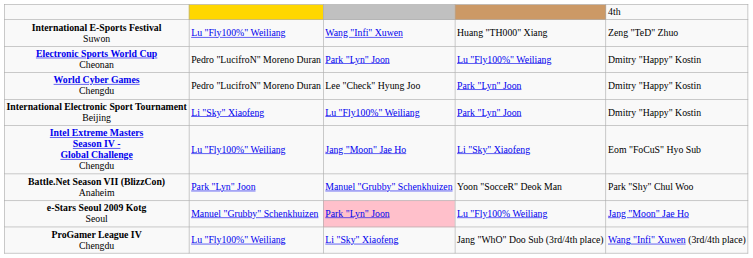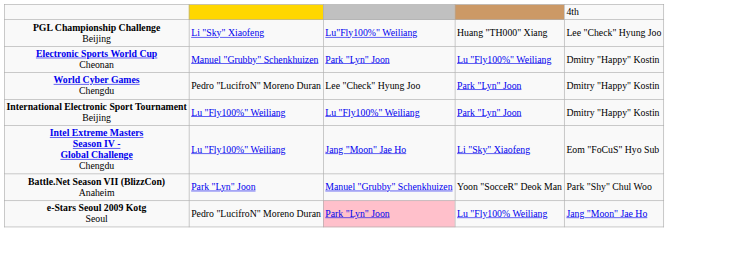- row: (97, 33)
+ row: (97, 33)
(256, 59) Pedro "LucifroN" Moreno Duran -> (255, 59) Manuel "Grubby" Schenkhuizen
(228, 112) Li "Sky" Xiaofeng -> (238, 112) Lu "Fly100%" Weiliang
(255, 213) Manuel "Grubby" Schenkhuizen -> (256, 213) Pedro "LucifroN" Moreno Duran
- row: (97, 240)
